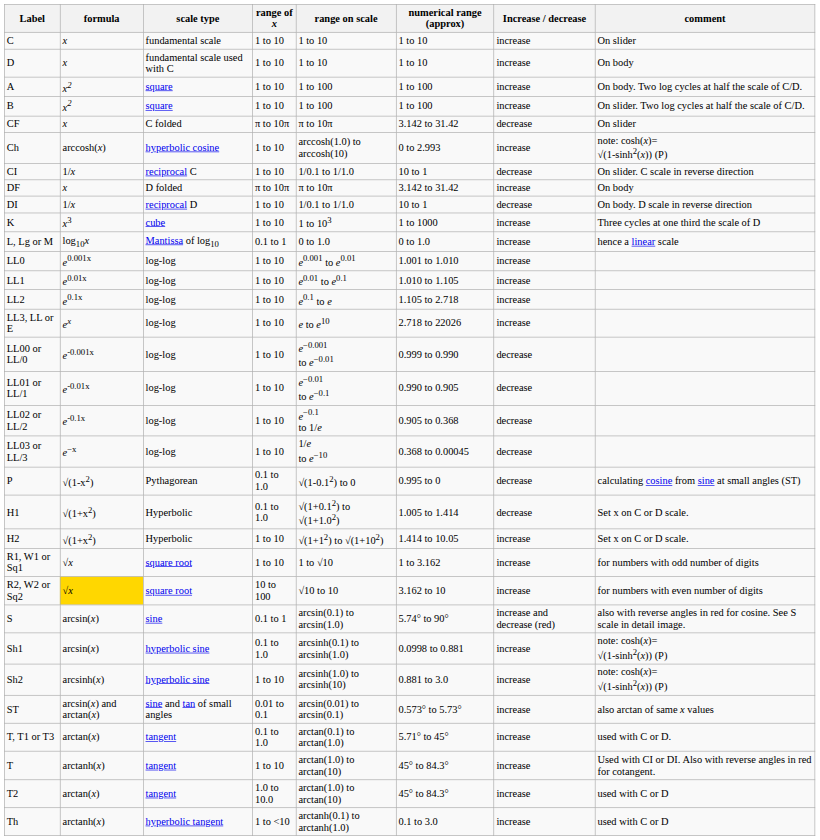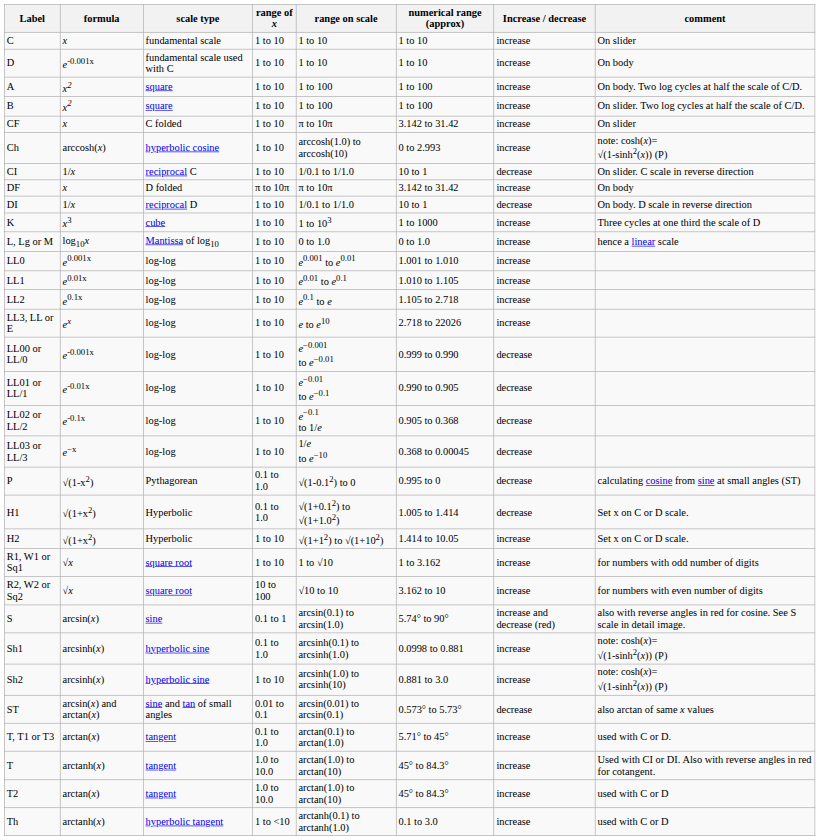(65, 63) x -> (78, 63) e-0.001x
(272, 124) π to 10π -> (269, 124) 1 to 10
(514, 124) decrease -> (513, 124) increase
(271, 241) 0.1 to 1 -> (269, 241) 1 to 10
(68, 590) gold background -> (68, 590) no background
(81, 648) arcsin(x) -> (83, 648) arcsinh(x)
(513, 709) increase -> (514, 709) decrease
(269, 765) 1 to 10 -> (267, 765) 1.0 to 10.0
